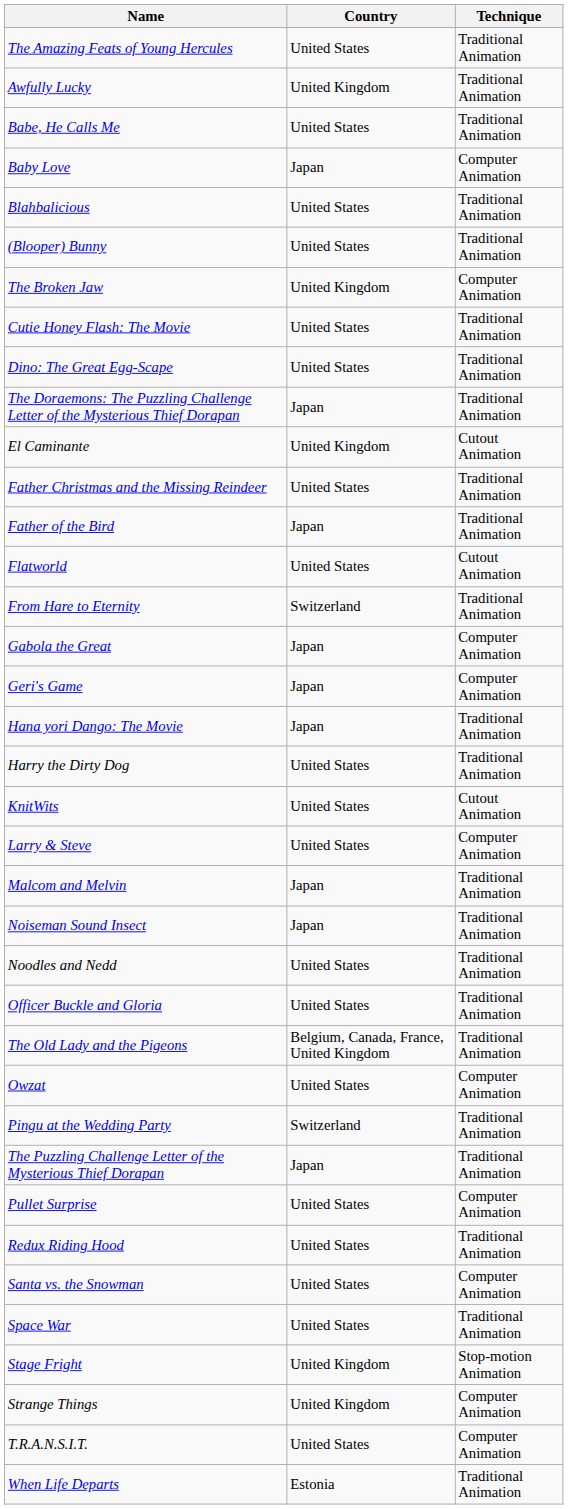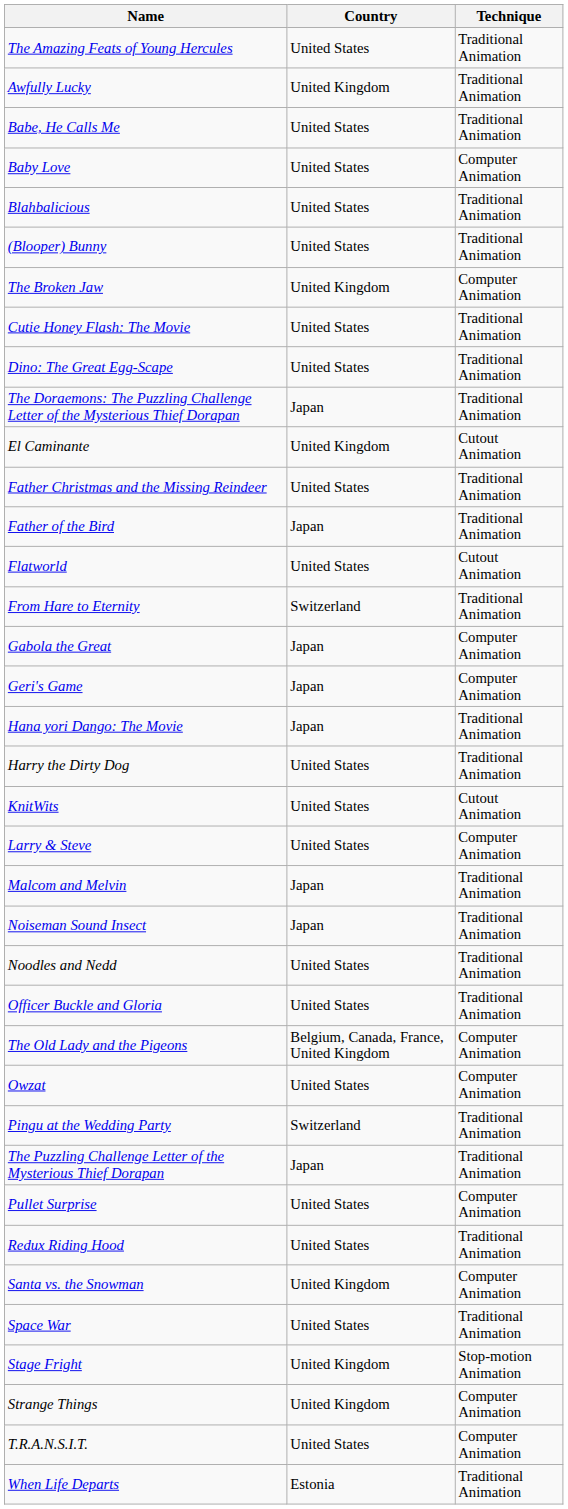(307, 167) Japan -> (330, 167) United States
(491, 1045) Traditional Animation -> (490, 1045) Computer Animation
(330, 1284) United States -> (340, 1284) United Kingdom
